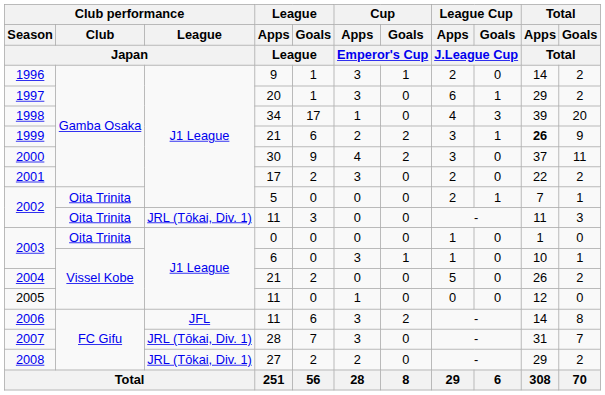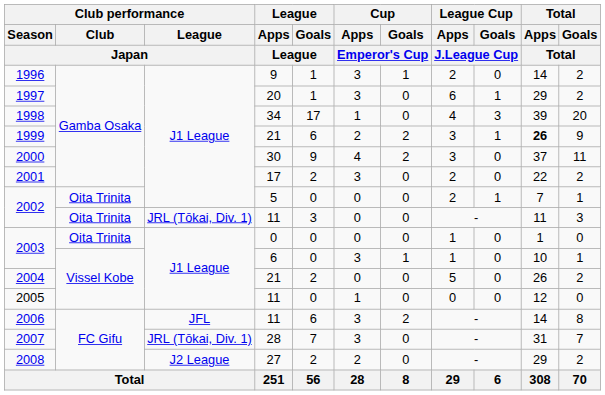(199, 359) JRL (Tōkai, Div. 1) -> (199, 359) J2 League
